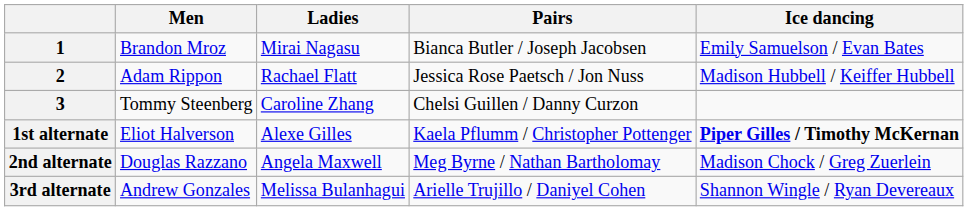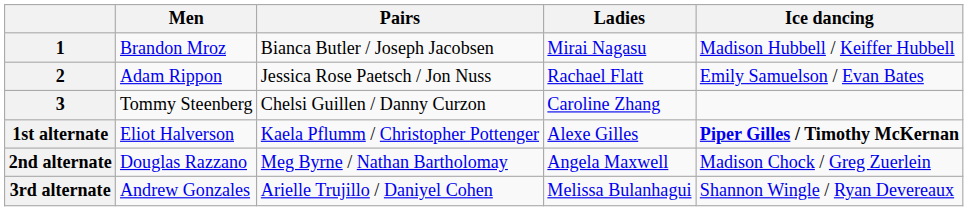columns swapped: (333, 18) <-> (552, 18)
(812, 47) Emily Samuelson / Evan Bates -> (827, 47) Madison Hubbell / Keiffer Hubbell
(827, 76) Madison Hubbell / Keiffer Hubbell -> (812, 76) Emily Samuelson / Evan Bates
